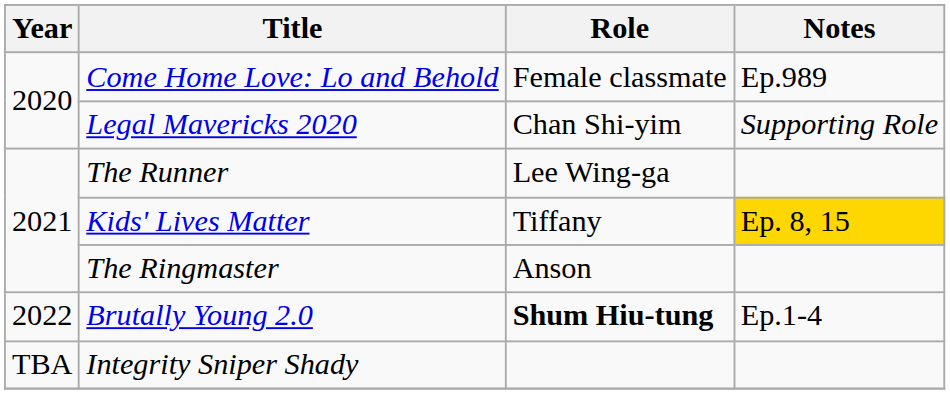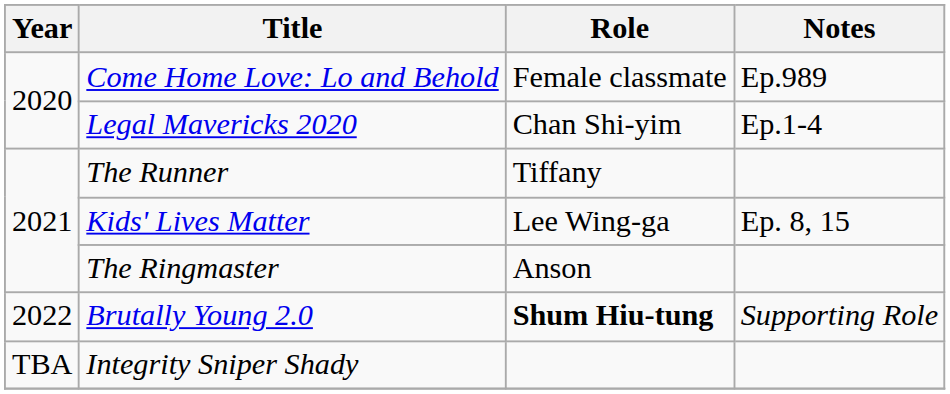(839, 124) Supporting Role -> (781, 124) Ep.1-4
(591, 172) Lee Wing-ga -> (557, 172) Tiffany
(557, 220) Tiffany -> (591, 220) Lee Wing-ga
(795, 220) gold background -> (795, 220) no background
(781, 316) Ep.1-4 -> (839, 316) Supporting Role
